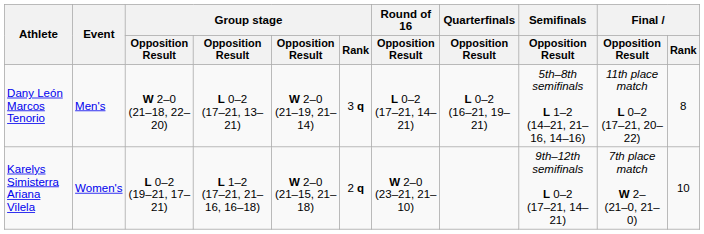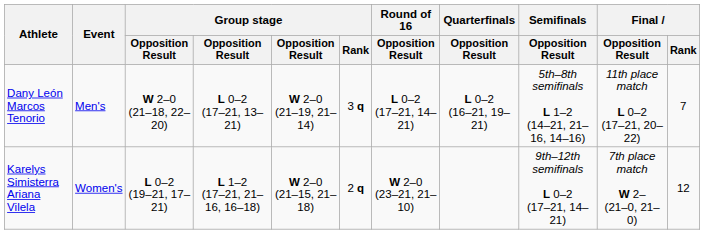(683, 106) 8 -> (683, 106) 7
(683, 188) 10 -> (683, 188) 12
